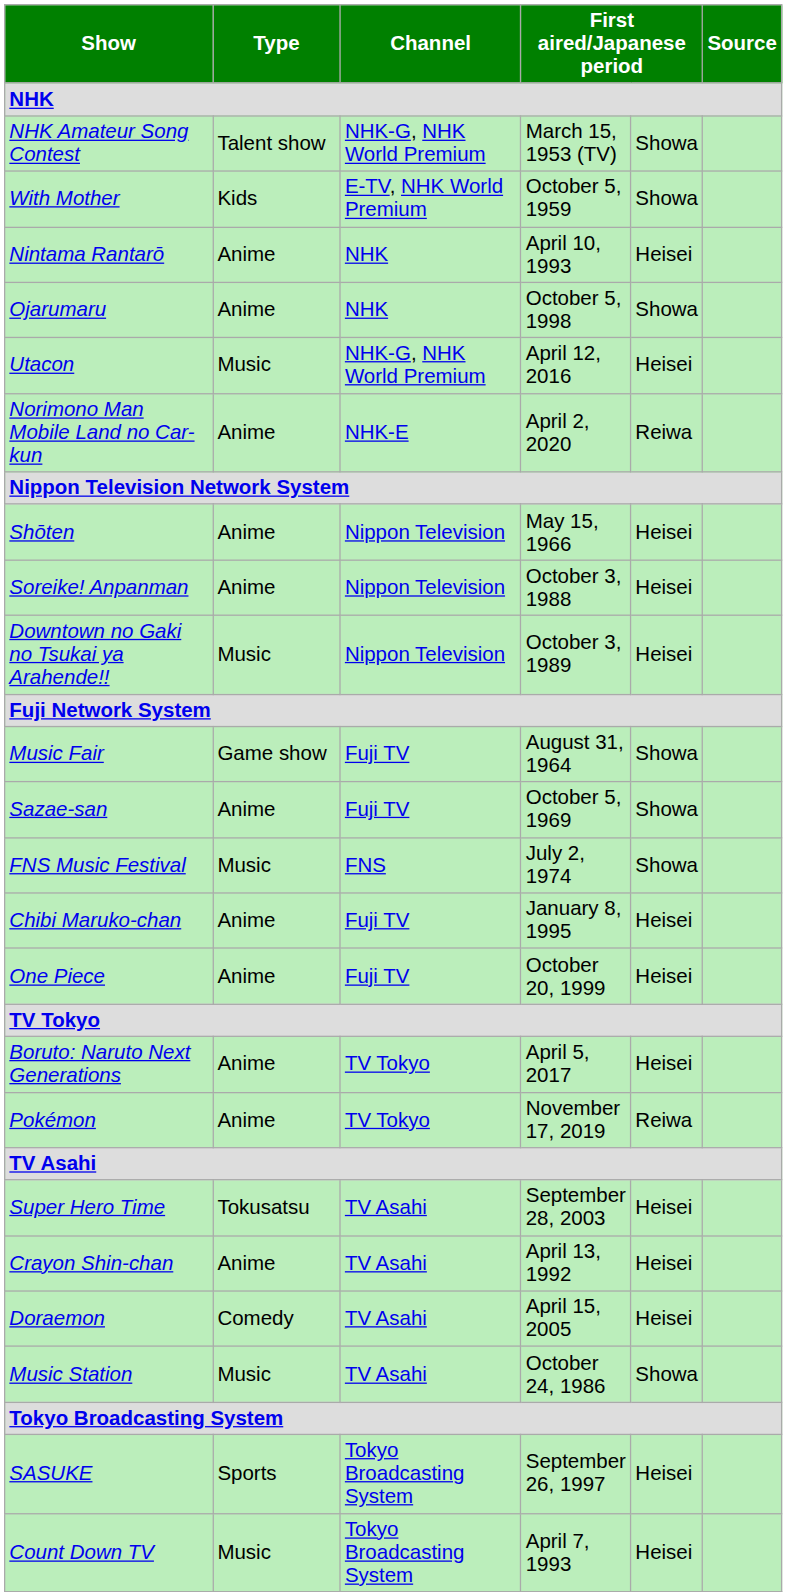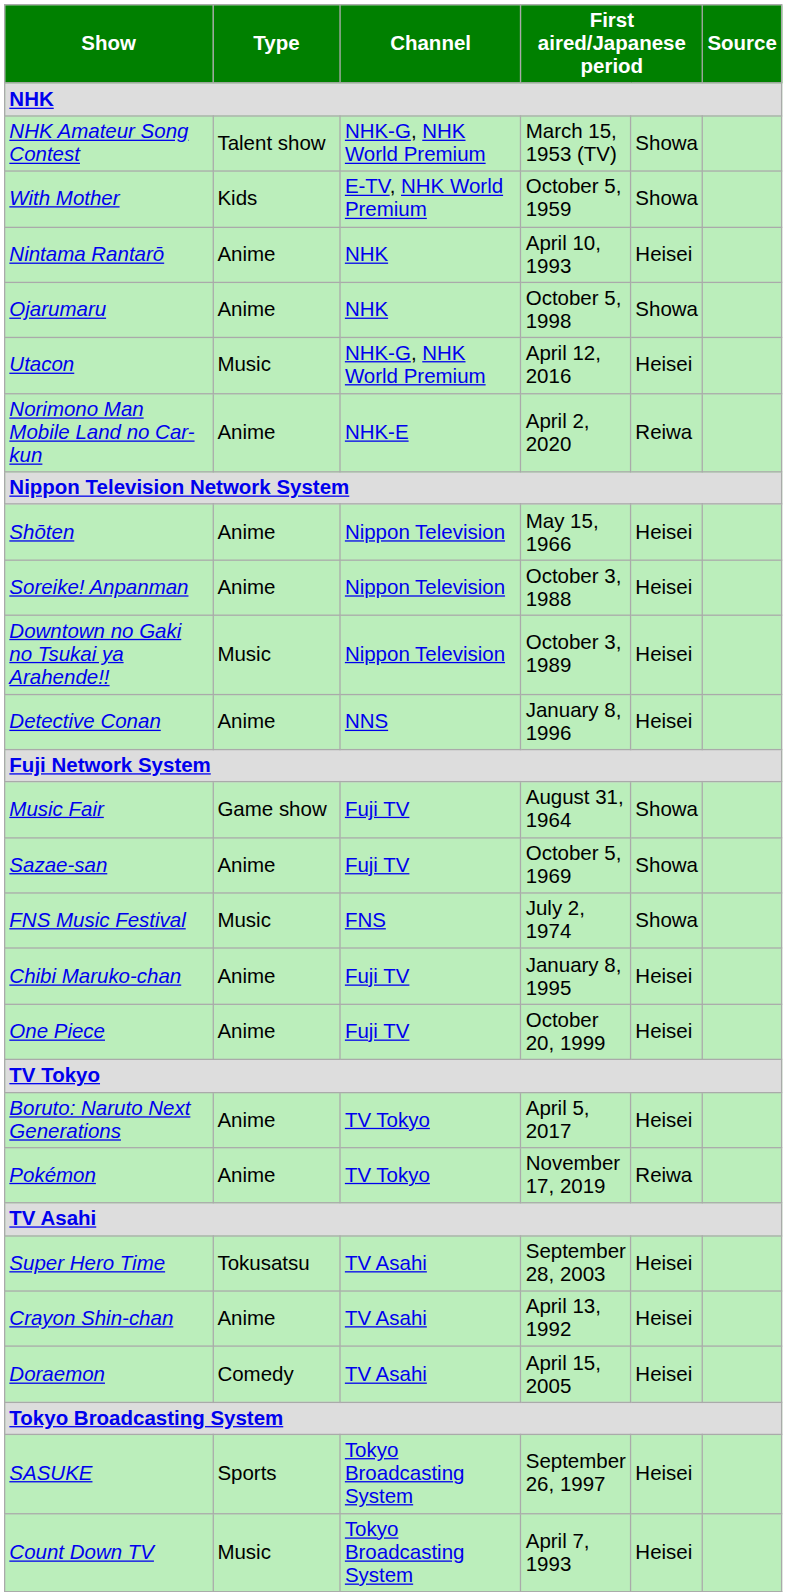+ row: (85, 721)
- row: (71, 1374)
